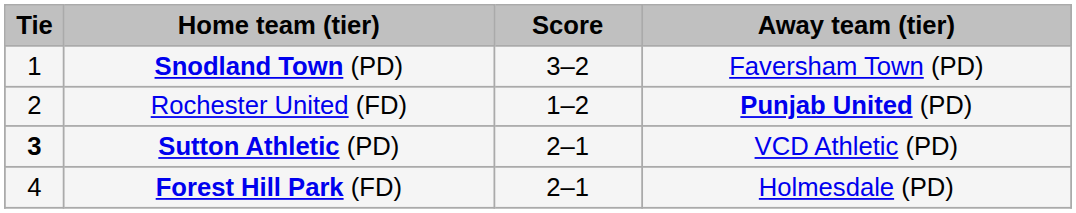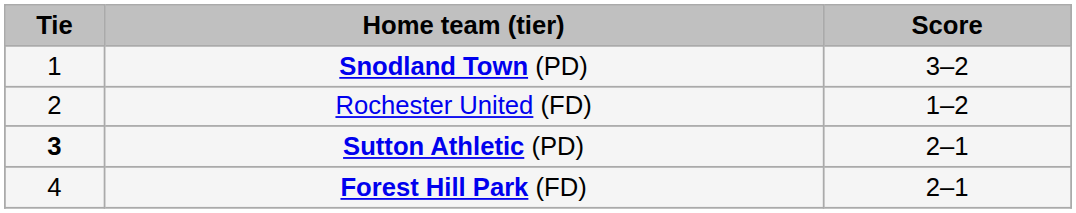- column: (856, 26)
